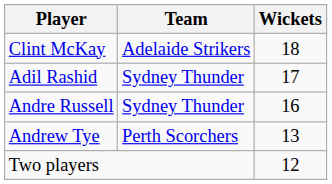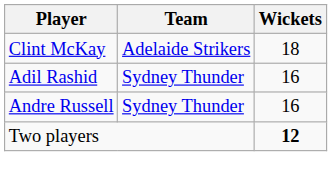(290, 77) 17 -> (290, 77) 16
- row: (54, 135)
(290, 164) normal -> (290, 135) bold
